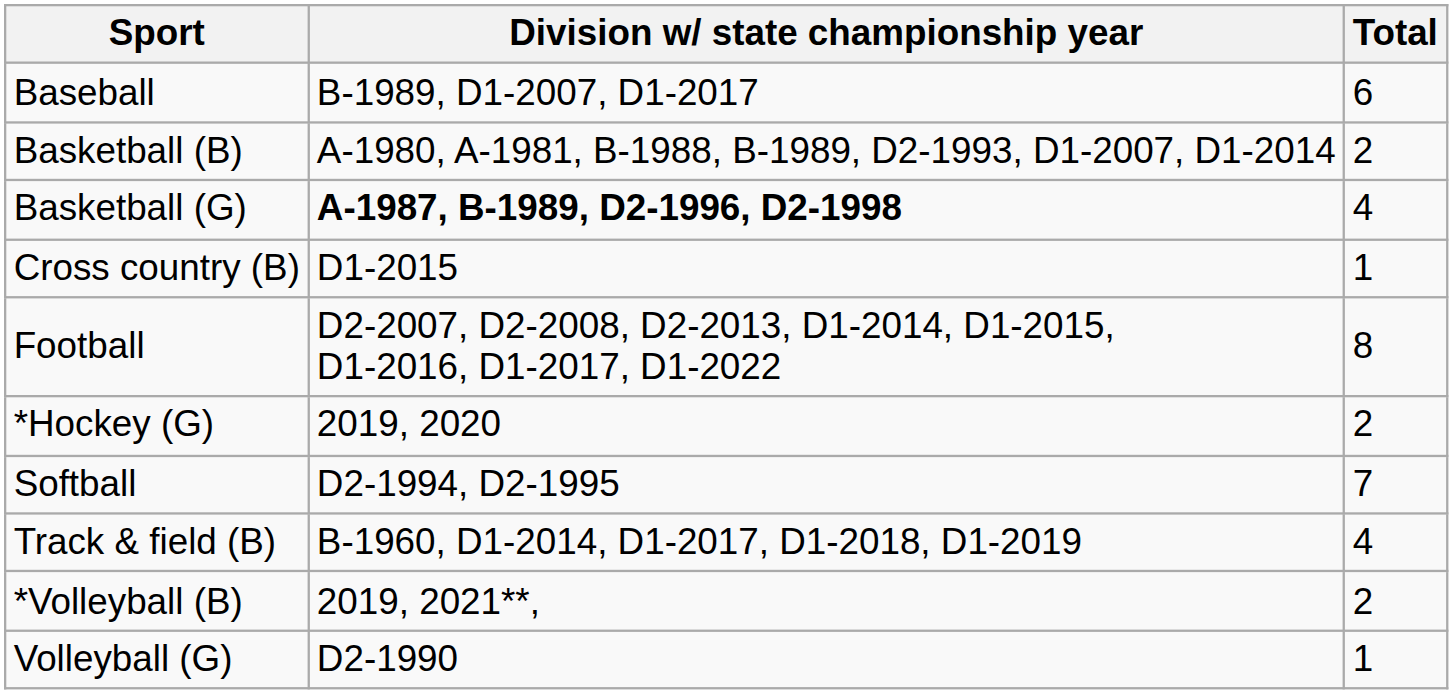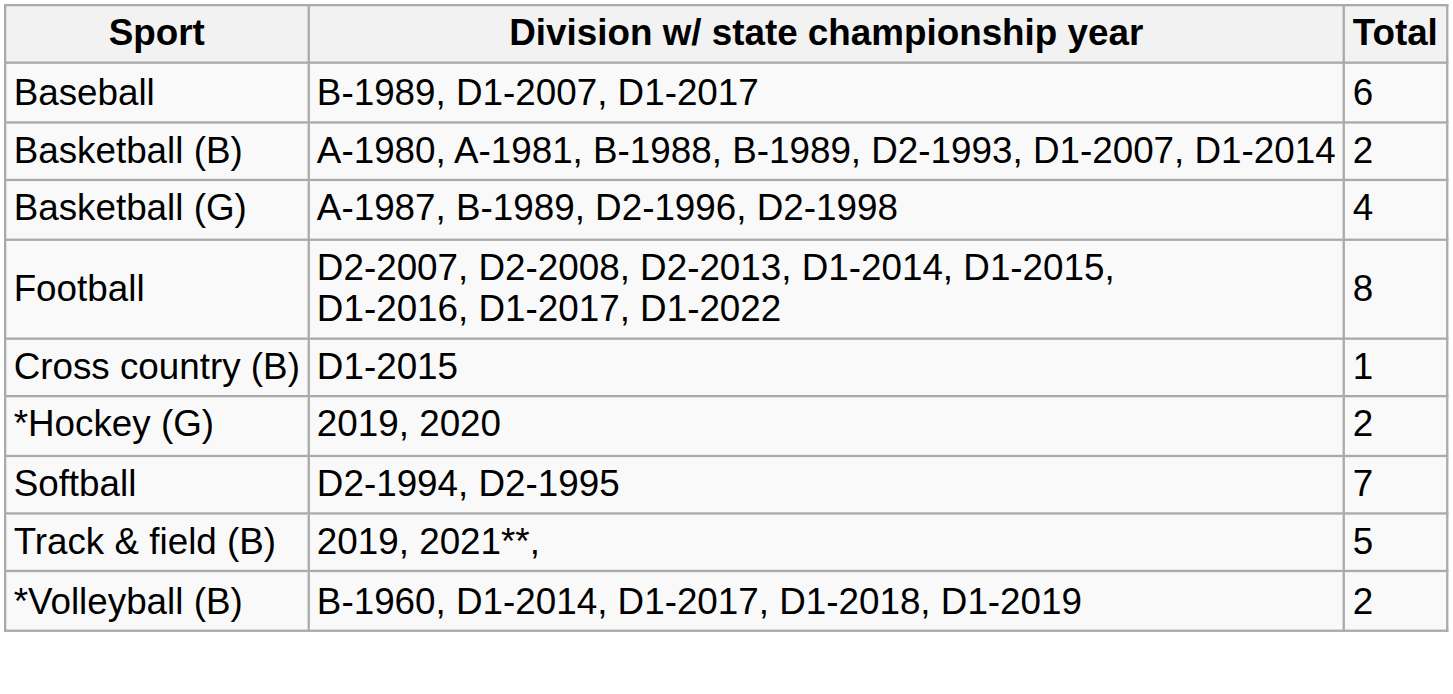(609, 208) bold -> (607, 208) normal
rows swapped: (157, 267) <-> (79, 346)
(699, 541) B-1960, D1-2014, D1-2017, D1-2018, D1-2019 -> (428, 541) 2019, 2021**,
(1363, 541) 4 -> (1363, 541) 5
(428, 600) 2019, 2021**, -> (699, 600) B-1960, D1-2014, D1-2017, D1-2018, D1-2019
- row: (123, 658)
